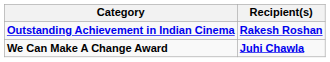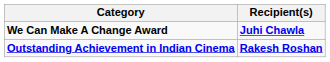rows swapped: (121, 30) <-> (87, 48)
